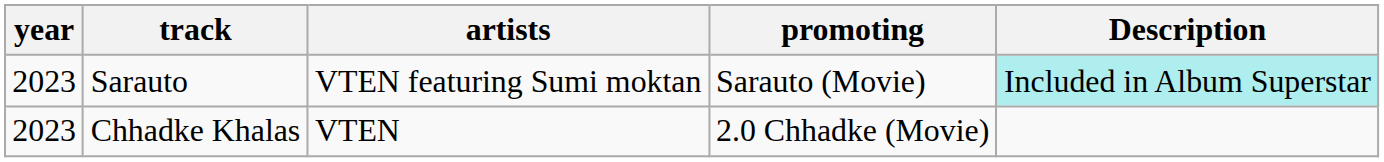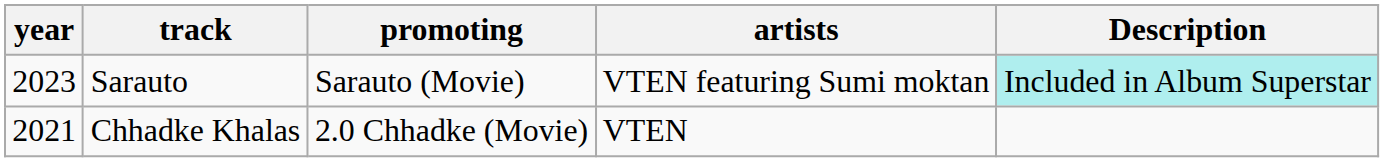columns swapped: (853, 29) <-> (508, 29)
(44, 130) 2023 -> (44, 130) 2021
